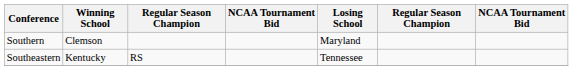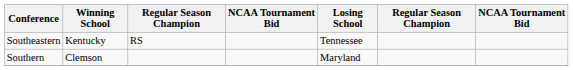rows swapped: (34, 57) <-> (26, 40)
